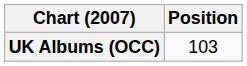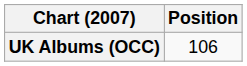(203, 46) 103 -> (203, 46) 106
